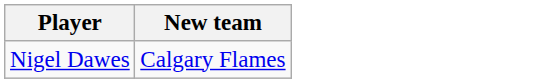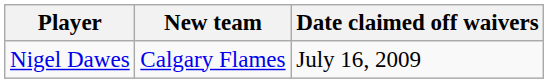+ column: (417, 22)
